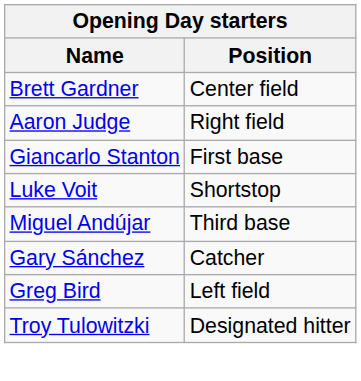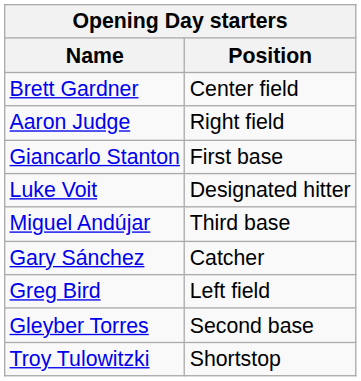(235, 190) Shortstop -> (270, 190) Designated hitter
+ row: (79, 325)
(270, 325) Designated hitter -> (235, 358) Shortstop
